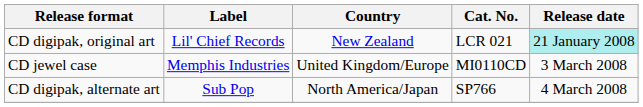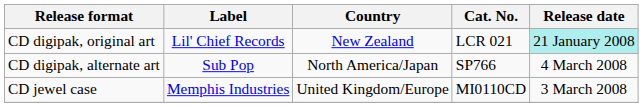rows swapped: (52, 65) <-> (84, 89)
